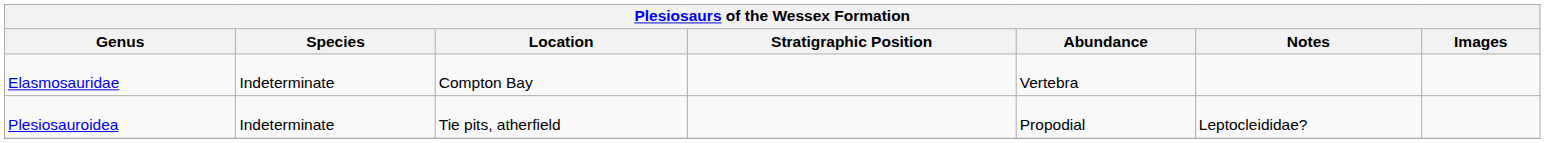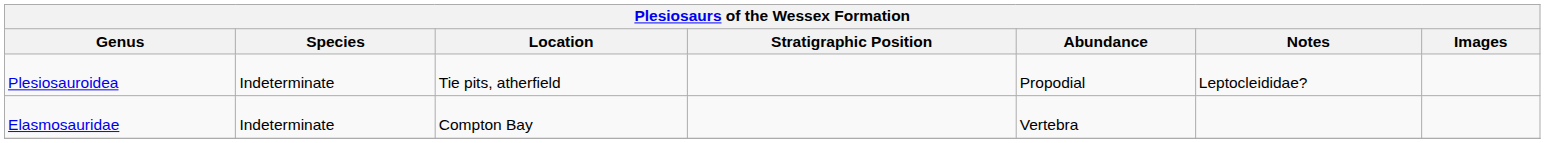rows swapped: (64, 83) <-> (63, 125)
